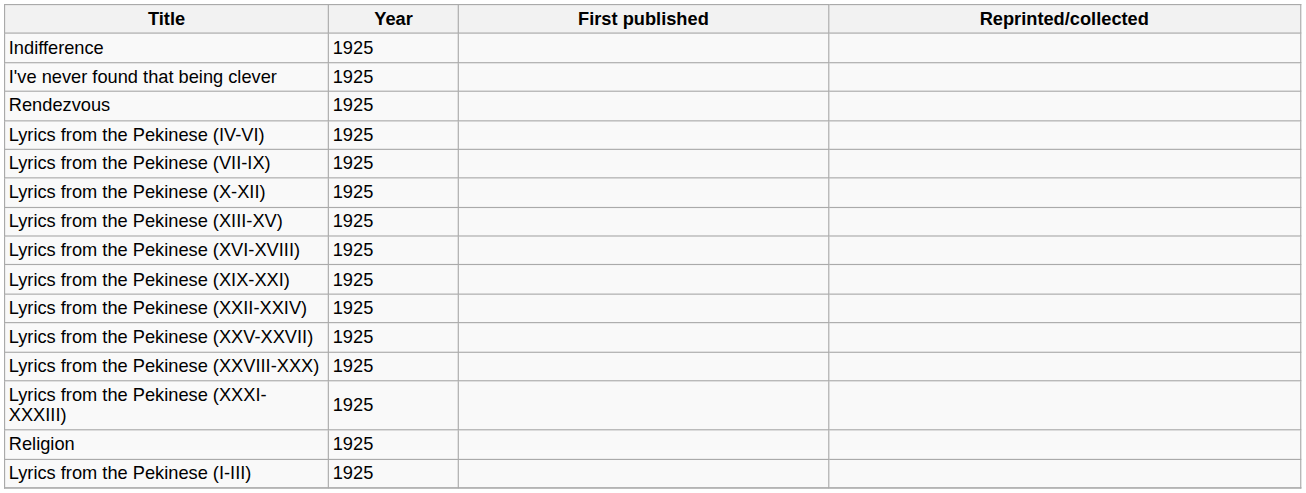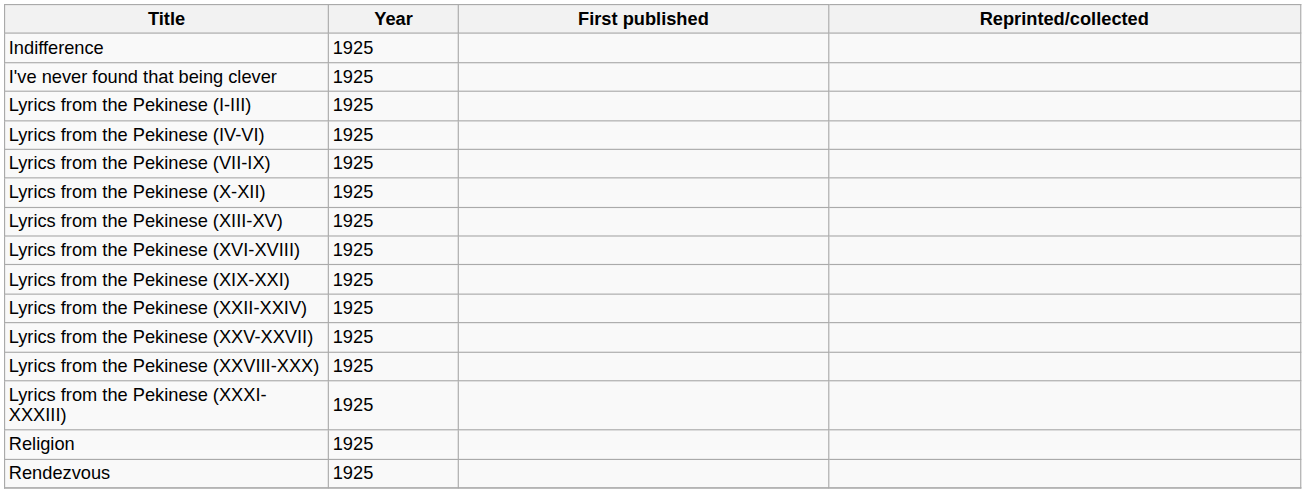rows swapped: (130, 473) <-> (59, 105)
